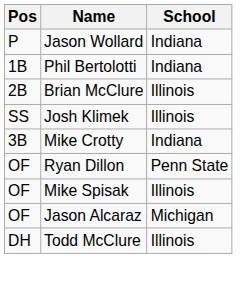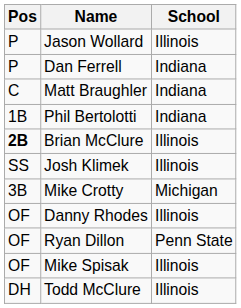(176, 41) Indiana -> (177, 41) Illinois
+ row: (83, 66)
+ row: (96, 91)
(18, 91) normal -> (18, 141) bold
(176, 141) Indiana -> (186, 191) Michigan
+ row: (96, 215)
- row: (93, 215)
